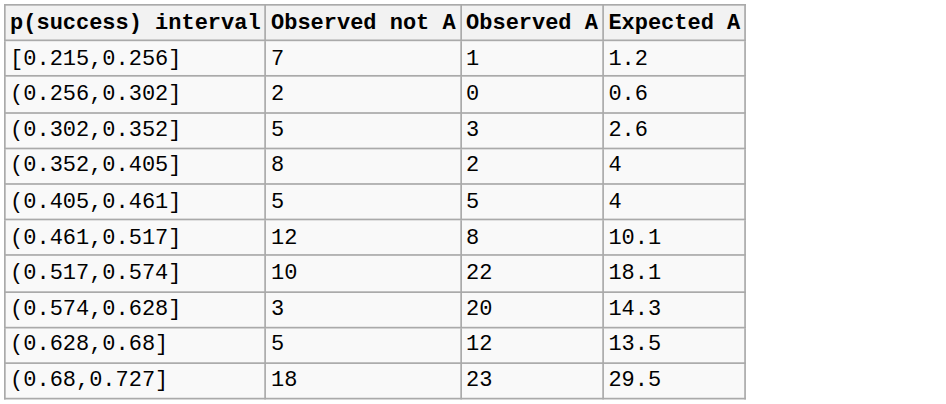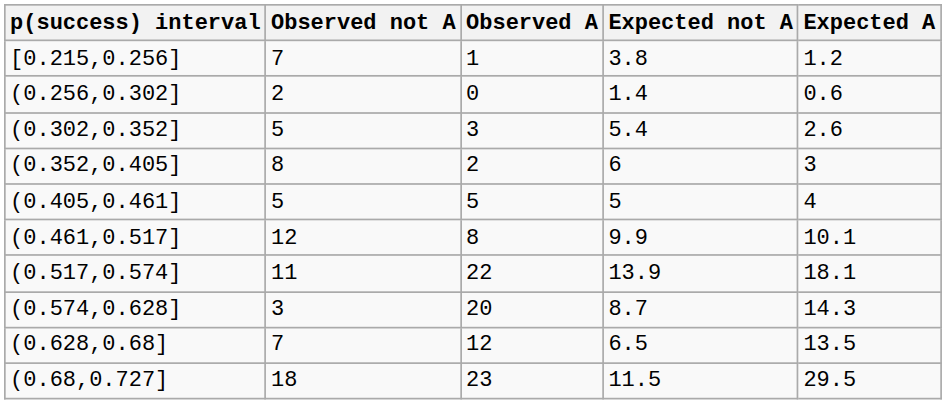+ column: (701, 23)
(615, 166) 4 -> (810, 166) 3
(284, 273) 10 -> (284, 273) 11
(278, 345) 5 -> (278, 345) 7
